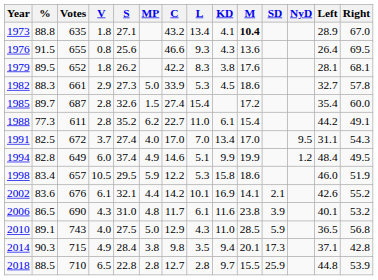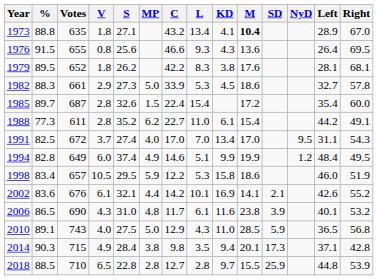(174, 103) 27.4 -> (174, 103) 22.4
